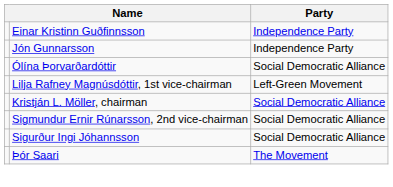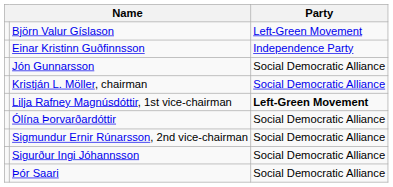+ row: (63, 31)
(303, 48) Independence Party -> (319, 66) Social Democratic Alliance
rows swapped: (80, 102) <-> (64, 66)
(308, 84) normal -> (311, 102) bold
(291, 155) The Movement -> (319, 173) Social Democratic Alliance
